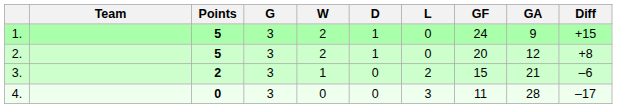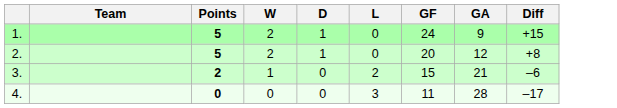- column: (270, 14)
